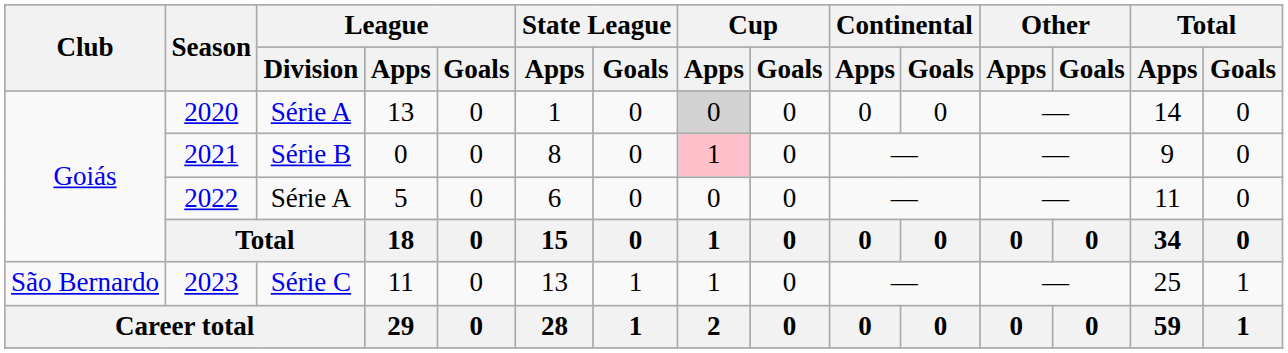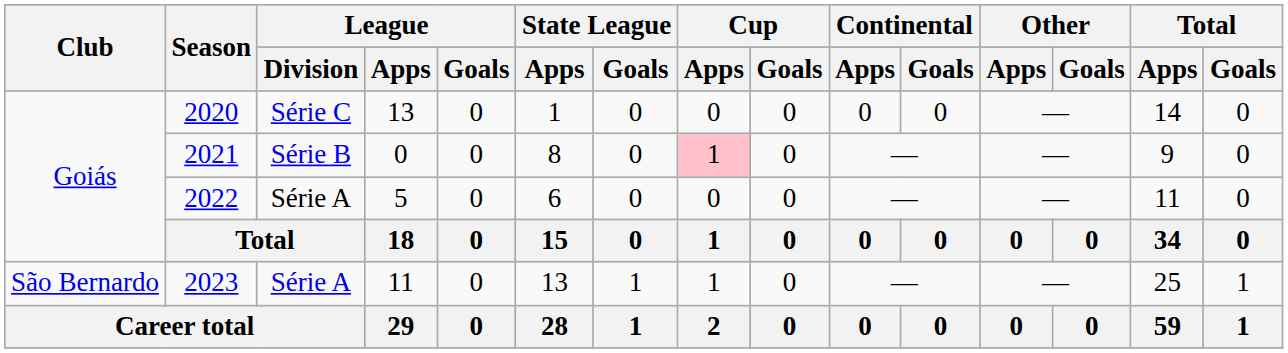(311, 111) Série A -> (311, 111) Série C
(714, 111) lightgrey background -> (714, 111) no background
(311, 283) Série C -> (311, 283) Série A
